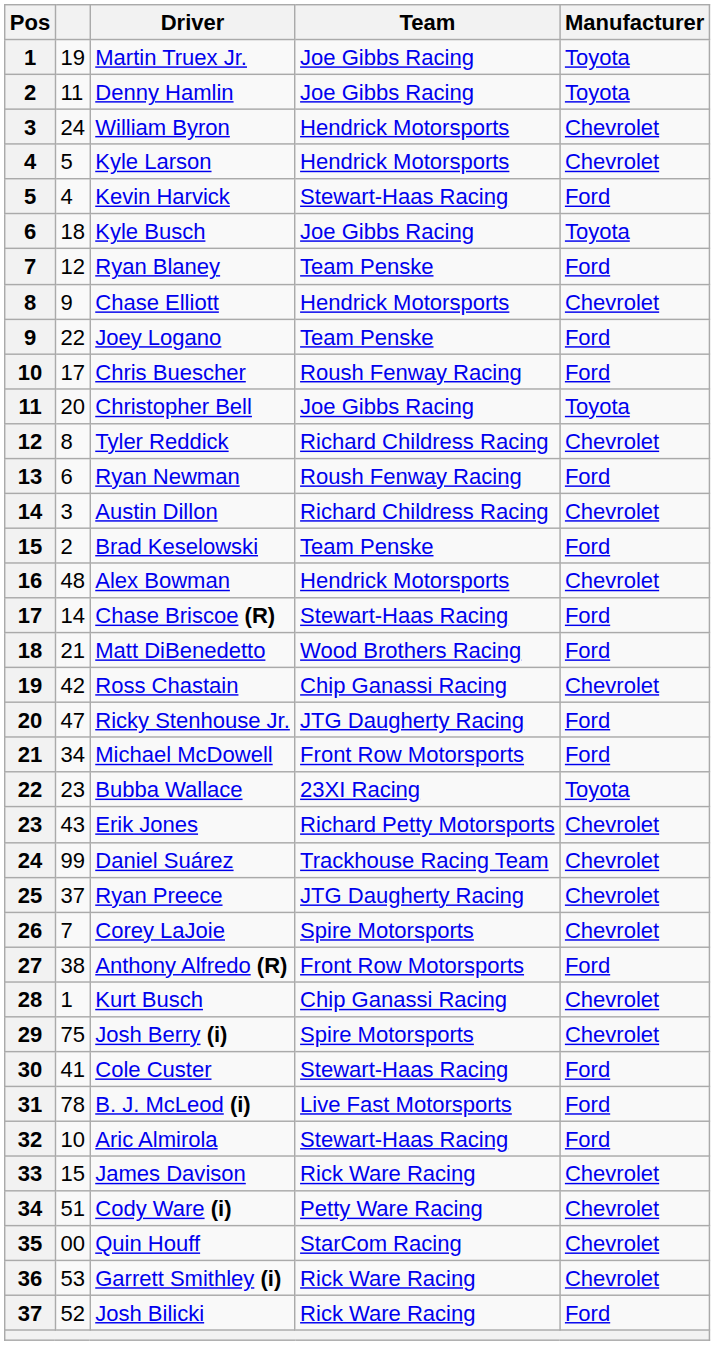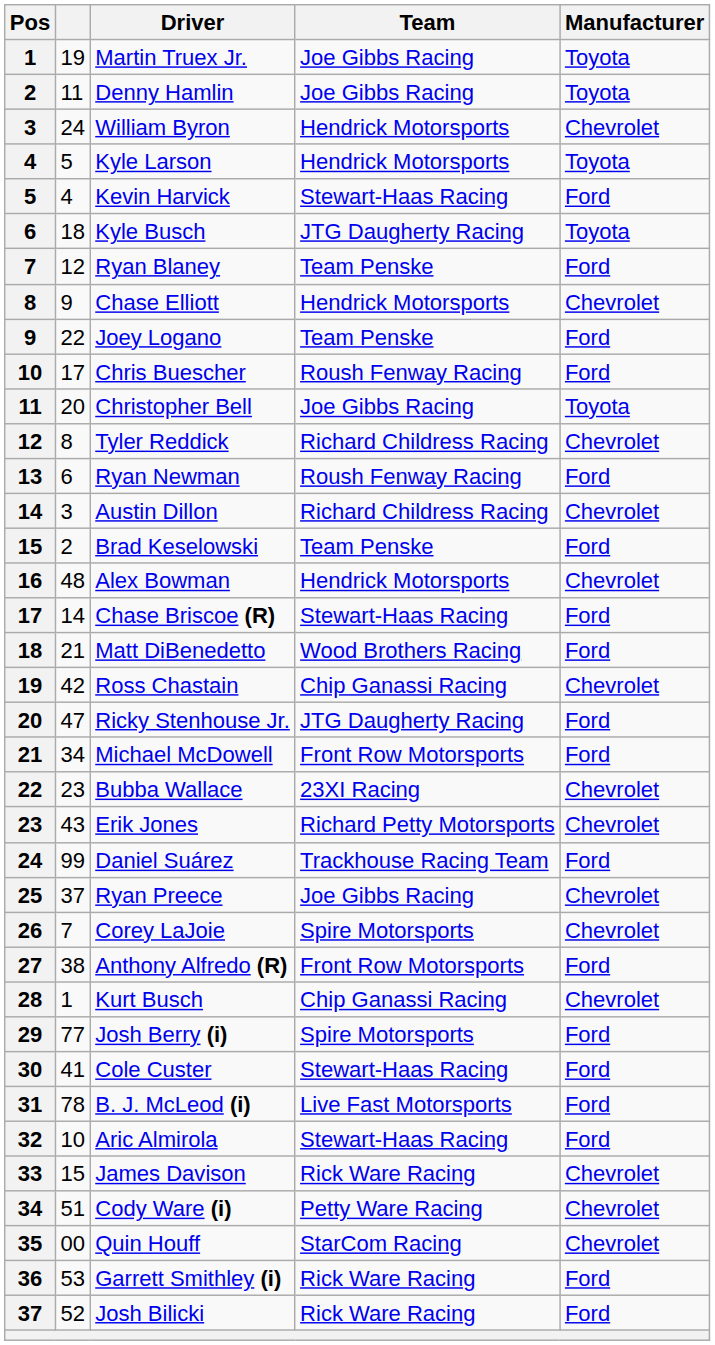(612, 162) Chevrolet -> (597, 162) Toyota
(387, 232) Joe Gibbs Racing -> (412, 232) JTG Daugherty Racing
(597, 790) Toyota -> (612, 790) Chevrolet
(612, 860) Chevrolet -> (588, 860) Ford
(412, 895) JTG Daugherty Racing -> (387, 895) Joe Gibbs Racing
(73, 1034) 75 -> (73, 1034) 77
(612, 1034) Chevrolet -> (588, 1034) Ford
(612, 1278) Chevrolet -> (588, 1278) Ford
